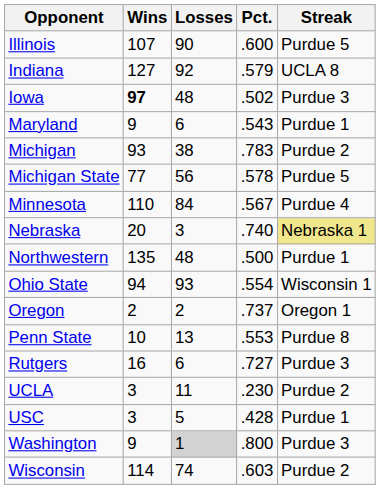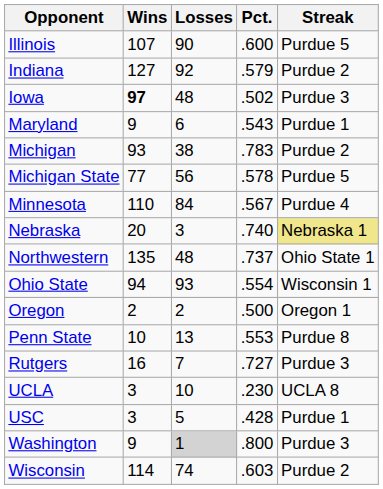(310, 71) UCLA 8 -> (315, 71) Purdue 2
(257, 257) .500 -> (257, 257) .737
(315, 257) Purdue 1 -> (328, 257) Ohio State 1
(257, 310) .737 -> (257, 310) .500
(180, 364) 6 -> (180, 364) 7
(184, 390) 11 -> (184, 390) 10
(315, 390) Purdue 2 -> (310, 390) UCLA 8
